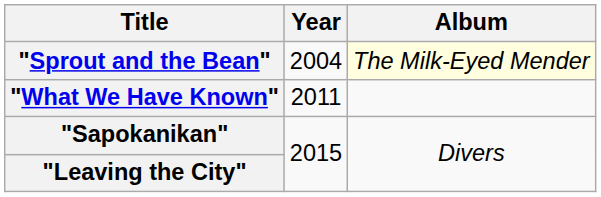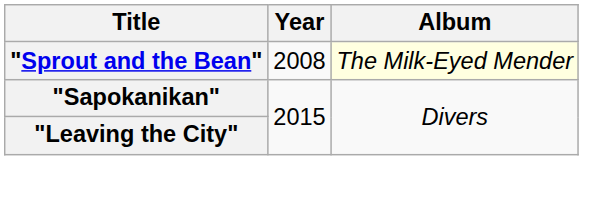(316, 60) 2004 -> (299, 60) 2008
- row: (145, 97)
